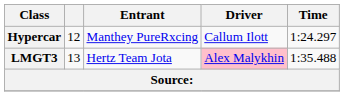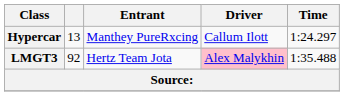(74, 37) 12 -> (74, 37) 13
(74, 58) 13 -> (74, 58) 92
